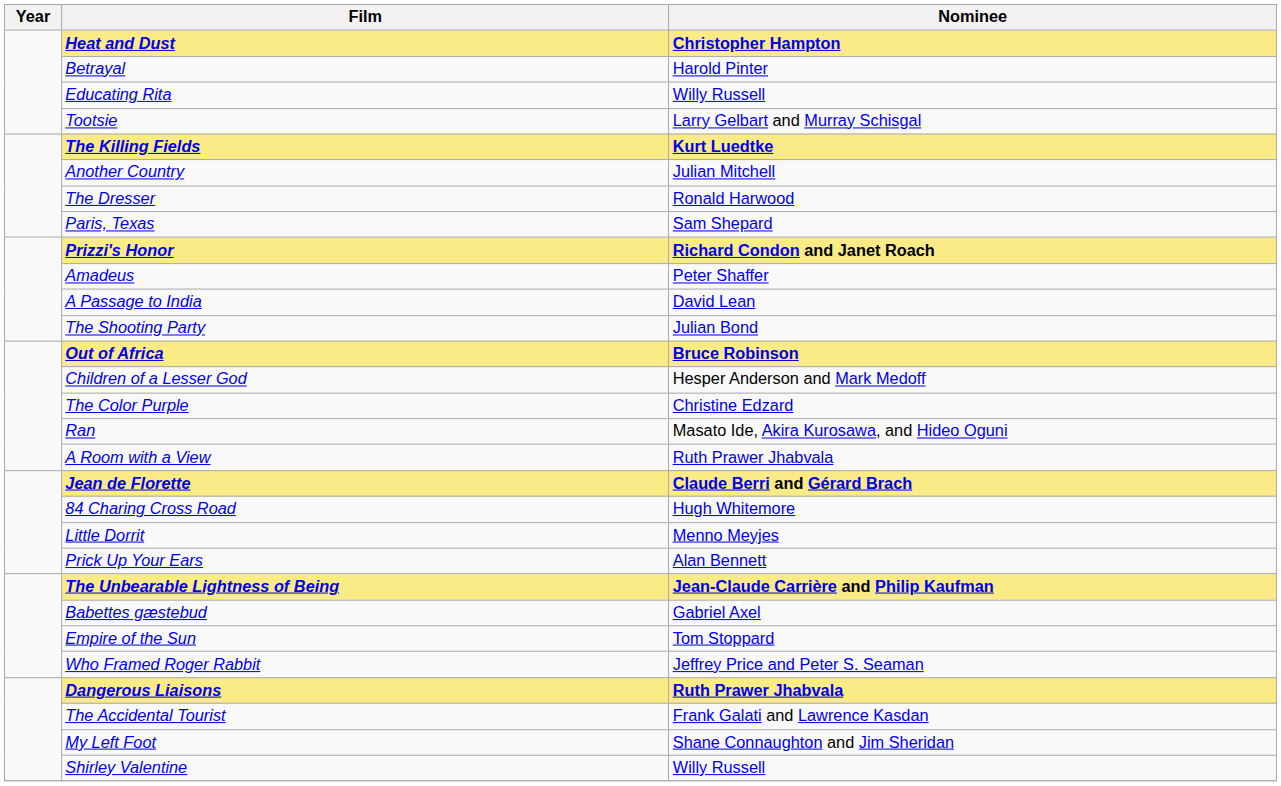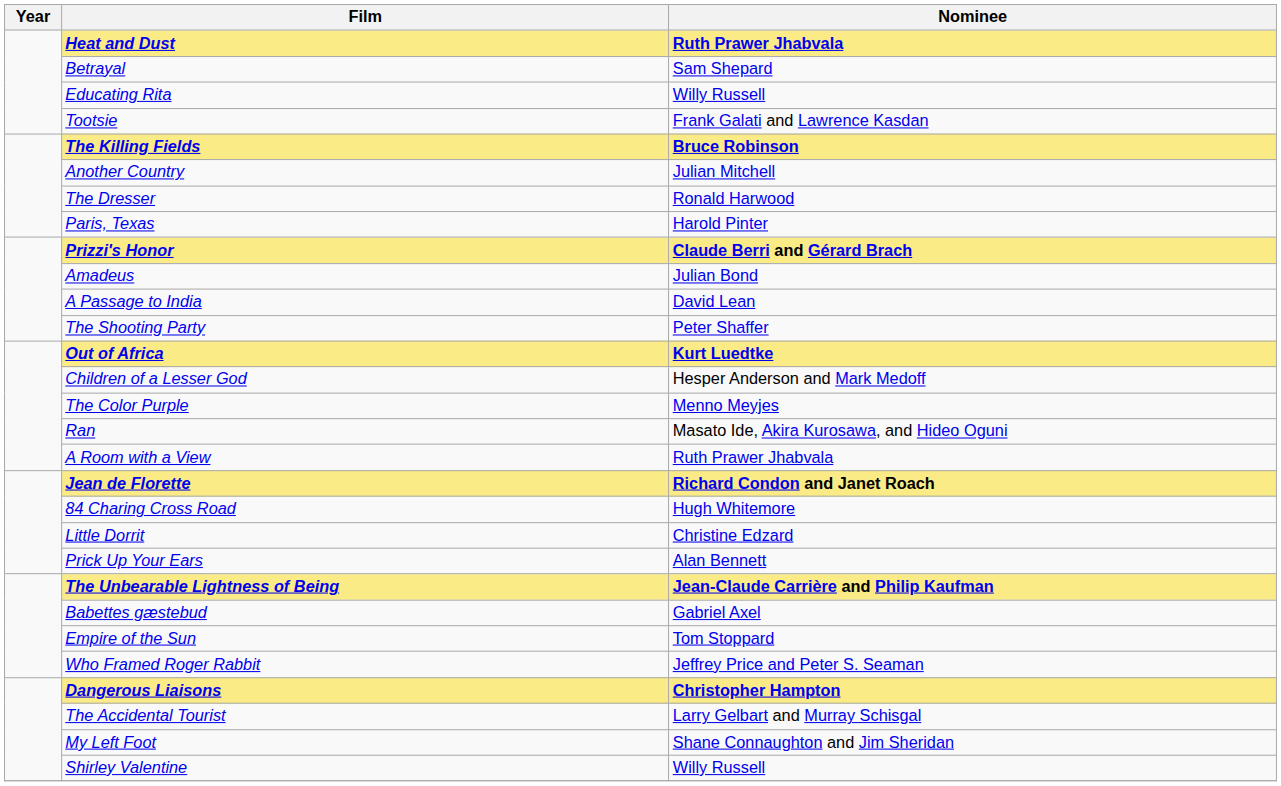(757, 43) Christopher Hampton -> (758, 43) Ruth Prawer Jhabvala
(720, 69) Harold Pinter -> (723, 69) Sam Shepard
(797, 120) Larry Gelbart and Murray Schisgal -> (801, 120) Frank Galati and Lawrence Kasdan
(723, 146) Kurt Luedtke -> (736, 146) Bruce Robinson
(723, 224) Sam Shepard -> (720, 224) Harold Pinter
(804, 250) Richard Condon and Janet Roach -> (792, 250) Claude Berri and Gérard Brach
(721, 276) Peter Shaffer -> (715, 276) Julian Bond
(715, 328) Julian Bond -> (721, 328) Peter Shaffer
(736, 353) Bruce Robinson -> (723, 353) Kurt Luedtke
(733, 405) Christine Edzard -> (726, 405) Menno Meyjes
(792, 483) Claude Berri and Gérard Brach -> (804, 483) Richard Condon and Janet Roach
(726, 535) Menno Meyjes -> (733, 535) Christine Edzard
(758, 690) Ruth Prawer Jhabvala -> (757, 690) Christopher Hampton
(801, 716) Frank Galati and Lawrence Kasdan -> (797, 716) Larry Gelbart and Murray Schisgal
